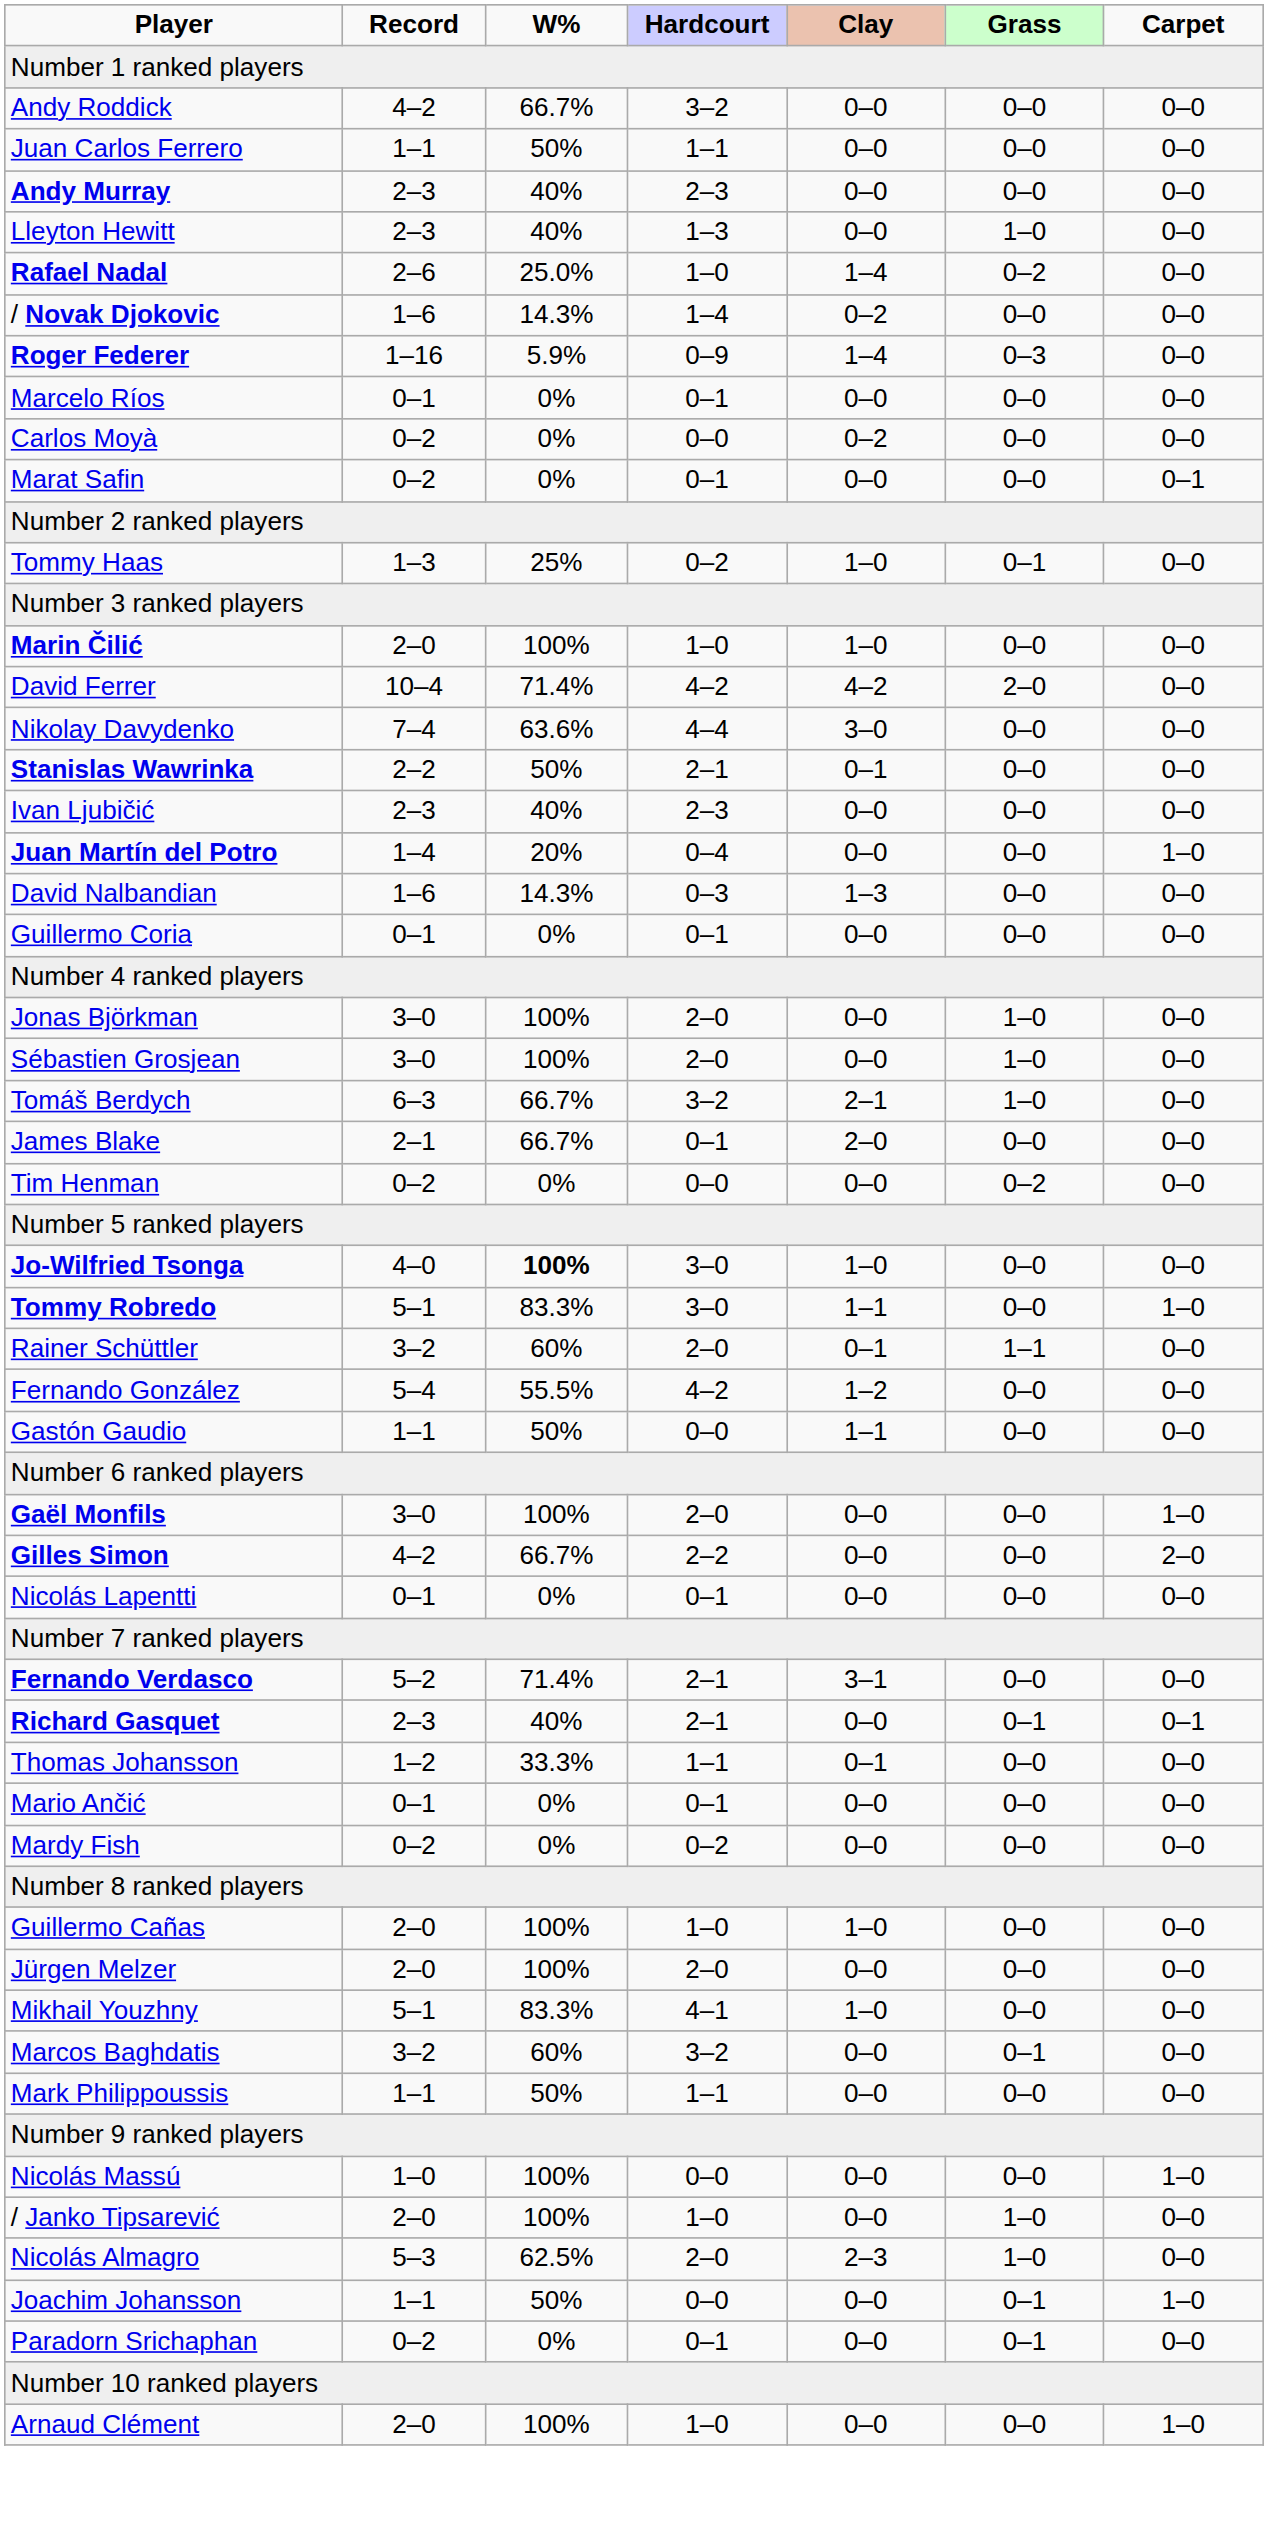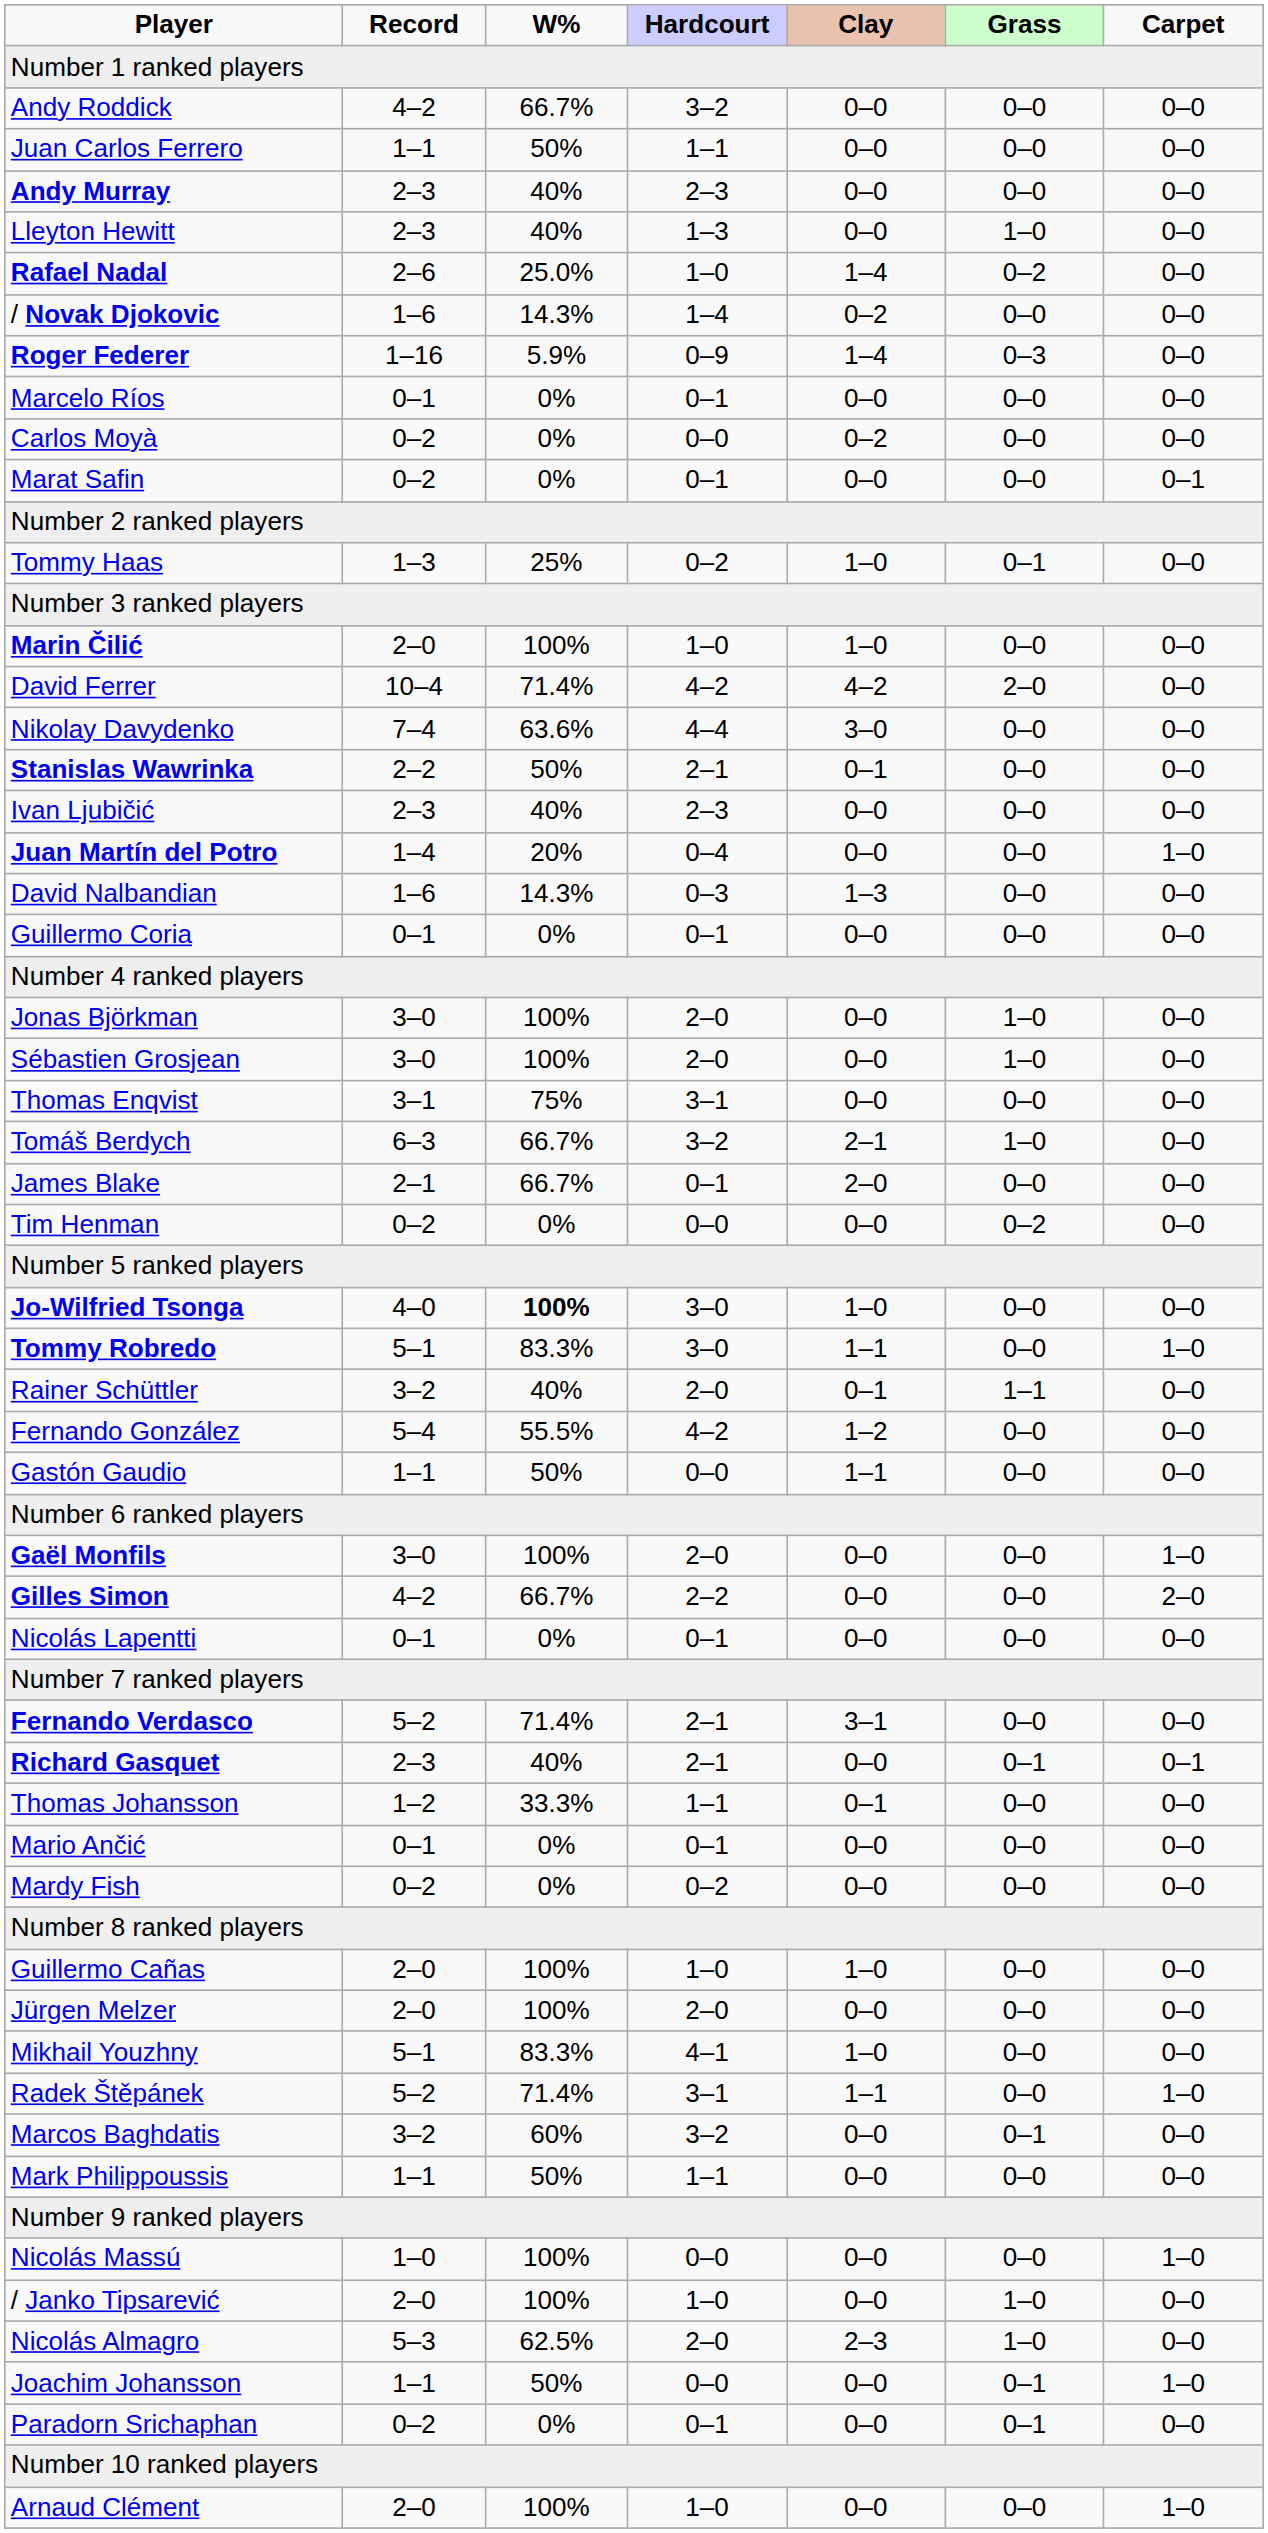+ row: (104, 1100)
(556, 1348) 60% -> (556, 1390) 40%
+ row: (107, 2093)
